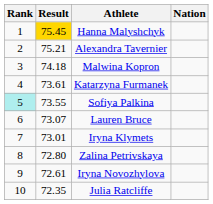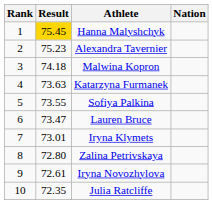(53, 48) 75.21 -> (53, 48) 75.23
(53, 84) 73.61 -> (53, 84) 73.63
(20, 102) paleturquoise background -> (20, 102) no background
(53, 119) 73.07 -> (53, 119) 73.47
